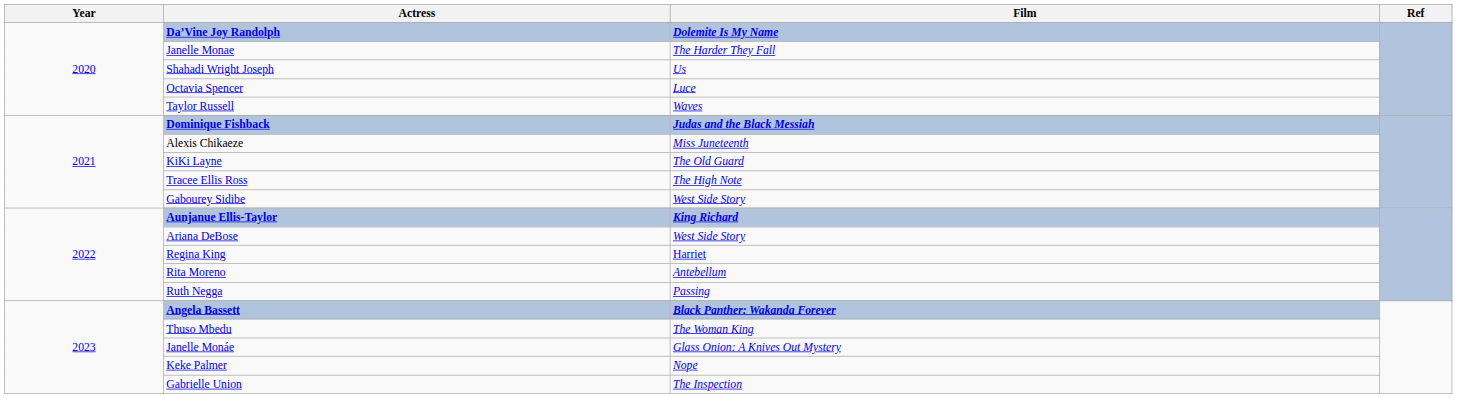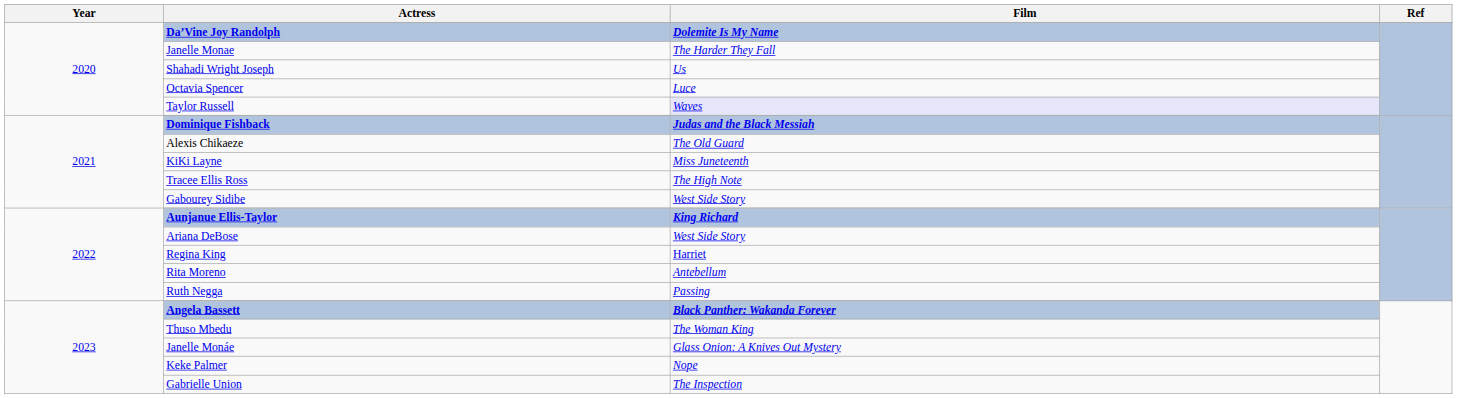(688, 106) no background -> (688, 106) lavender background
(711, 143) Miss Juneteenth -> (708, 143) The Old Guard
(708, 161) The Old Guard -> (711, 161) Miss Juneteenth
